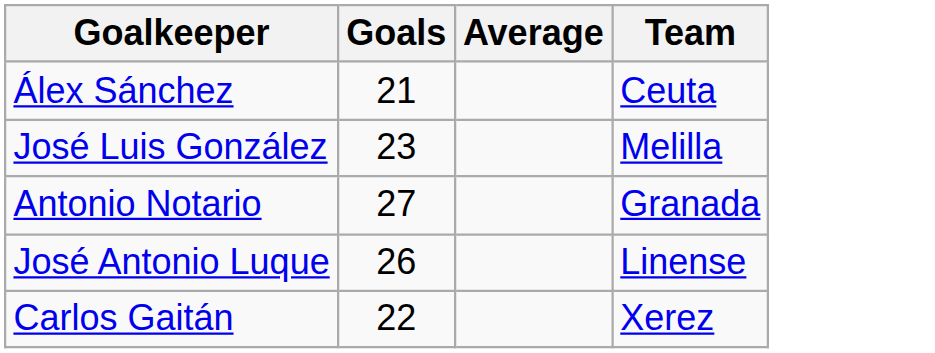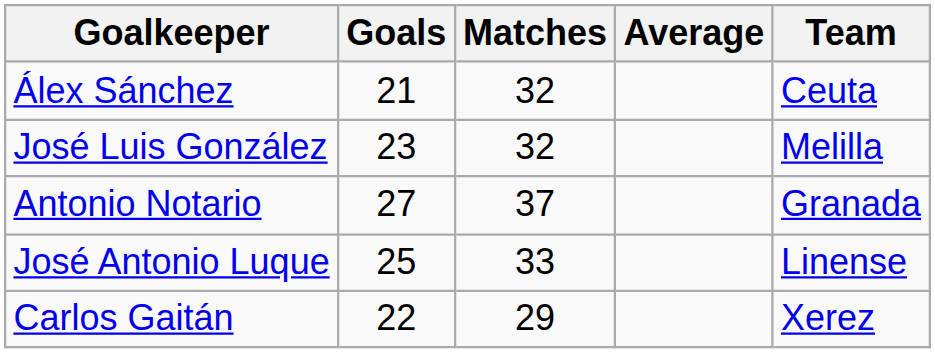+ column: (535, 33)
(396, 261) 26 -> (396, 261) 25
